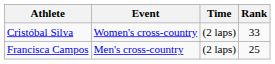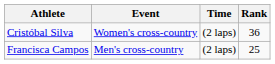(254, 32) 33 -> (254, 32) 36
